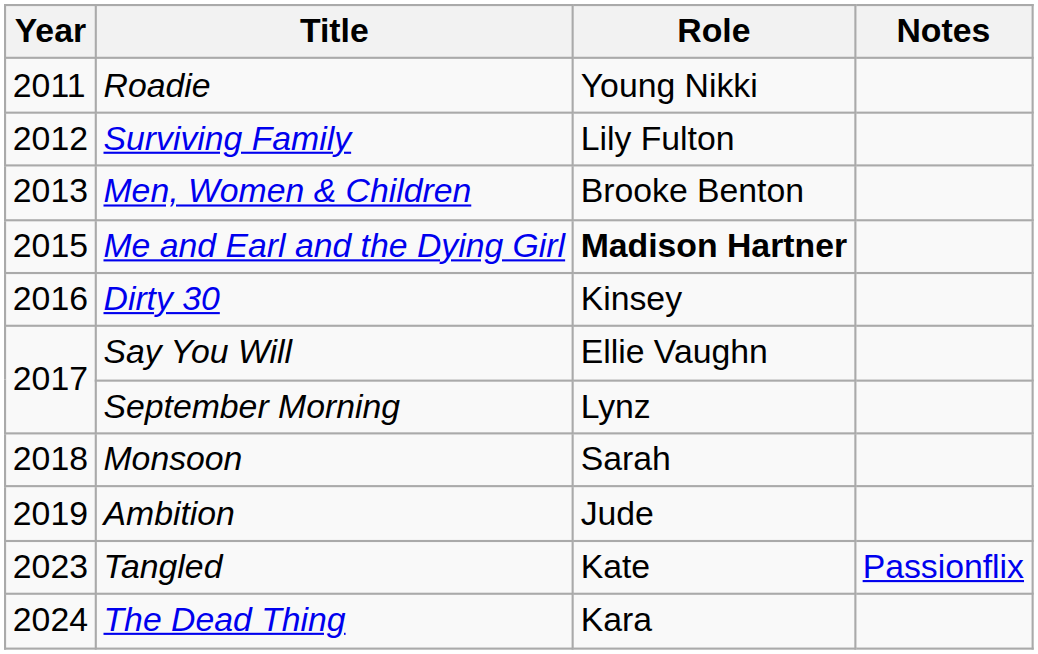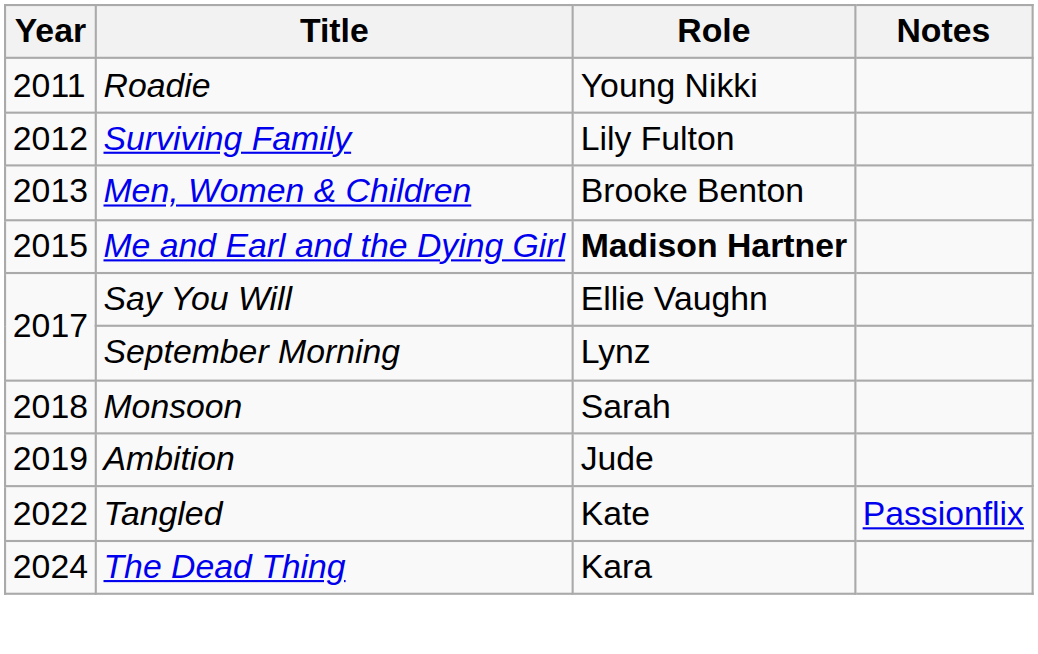- row: (162, 298)
(50, 566) 2023 -> (50, 513) 2022
